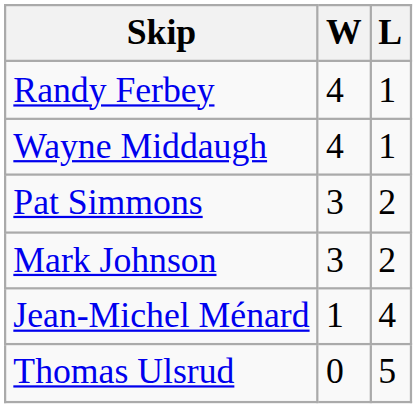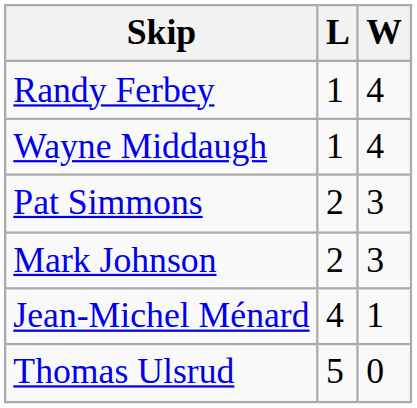columns swapped: (344, 32) <-> (390, 32)
